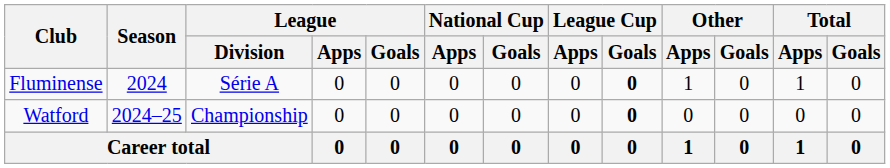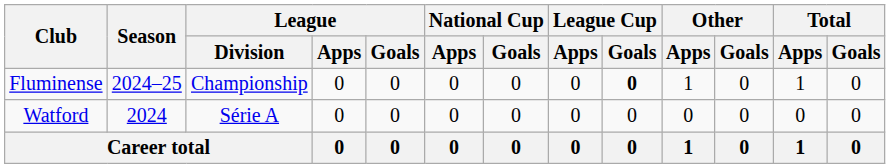(147, 83) 2024 -> (147, 83) 2024–25
(249, 83) Série A -> (249, 83) Championship
(147, 115) 2024–25 -> (147, 115) 2024
(249, 115) Championship -> (249, 115) Série A
(632, 115) bold -> (632, 115) normal
